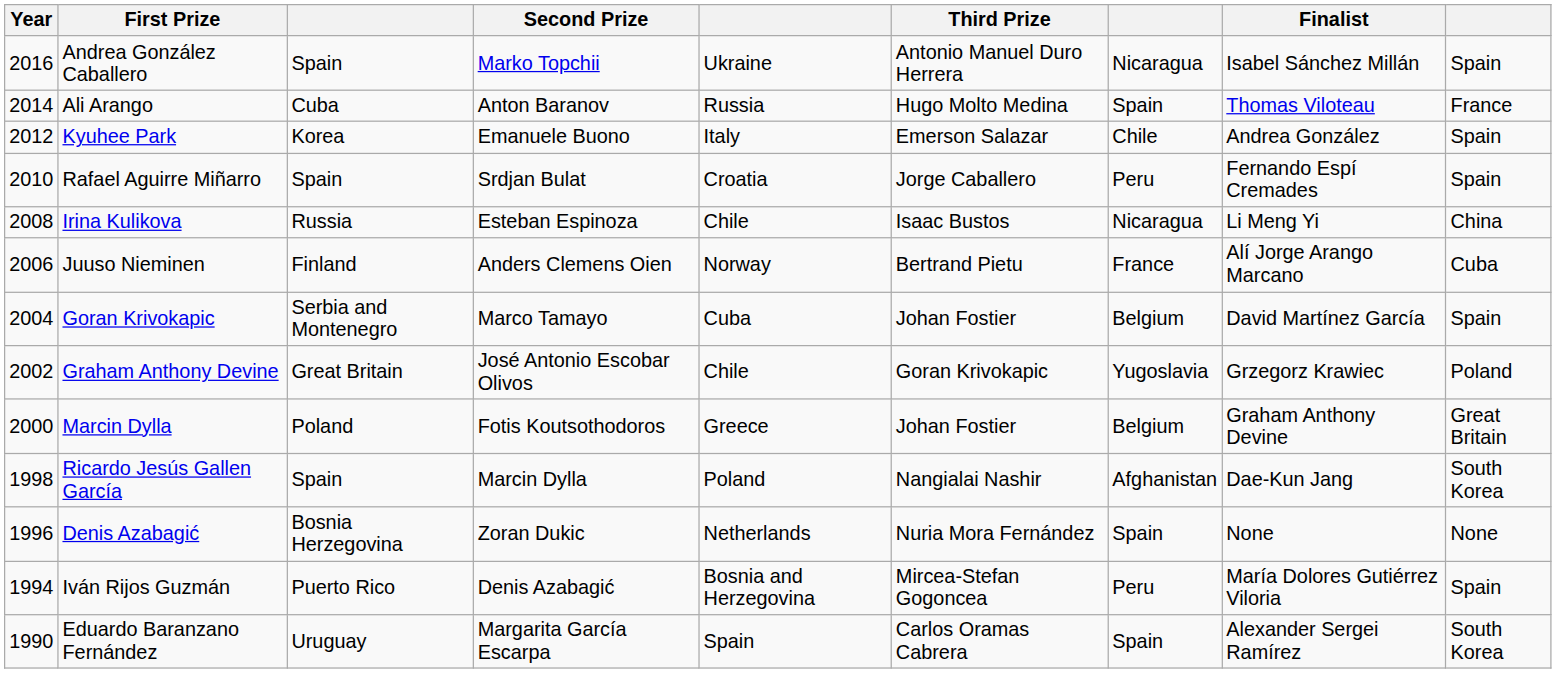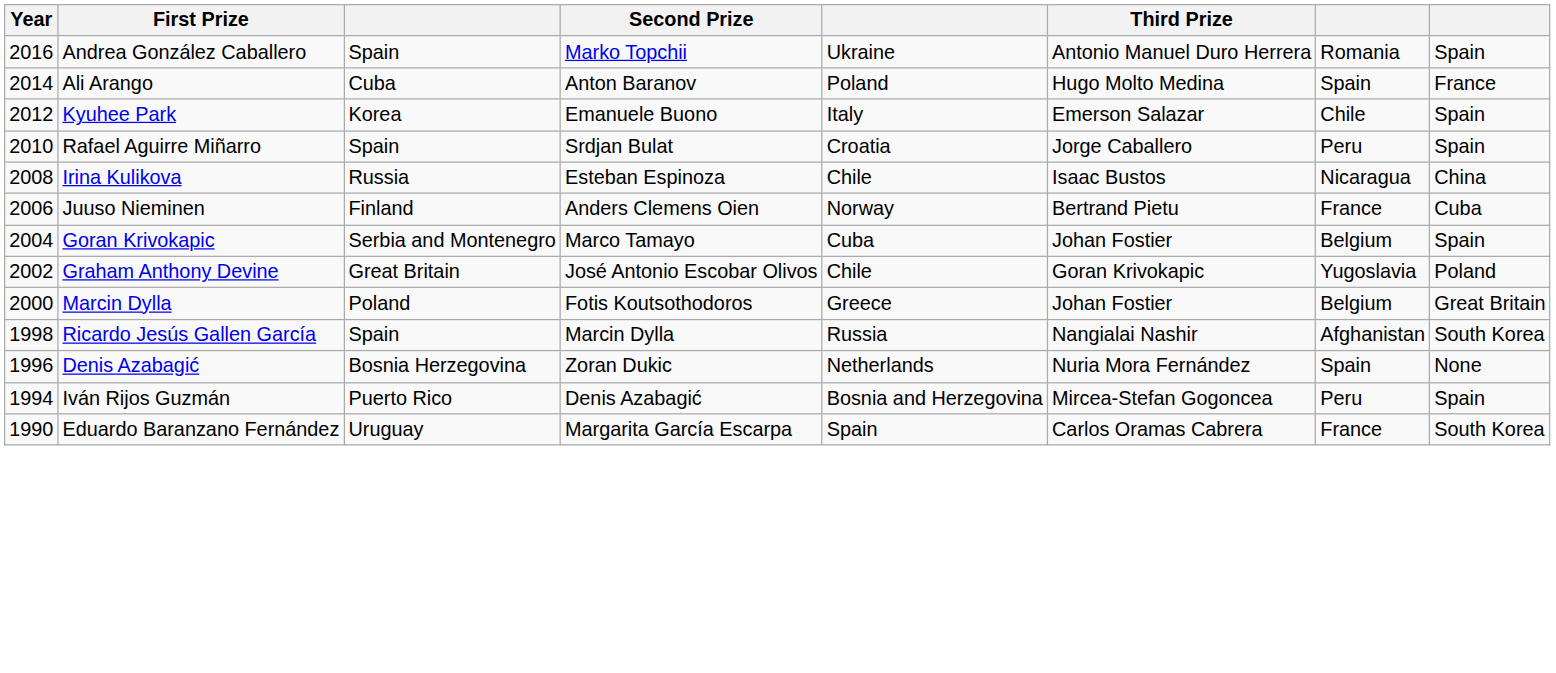- column: (1334, 20)
(1158, 62) Nicaragua -> (1360, 51) Romania
(734, 105) Russia -> (858, 83) Poland
(734, 479) Poland -> (857, 334) Russia
(1138, 641) Spain -> (1351, 429) France
